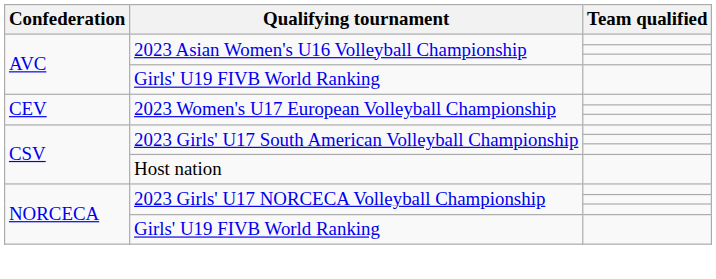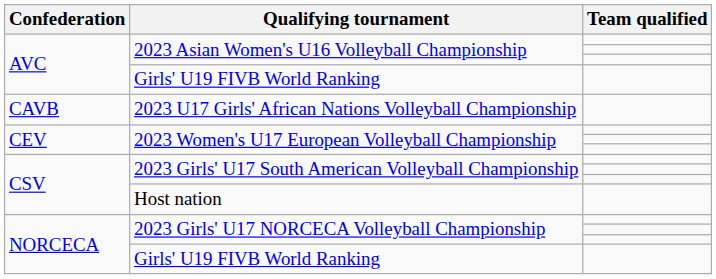+ row: (34, 109)
